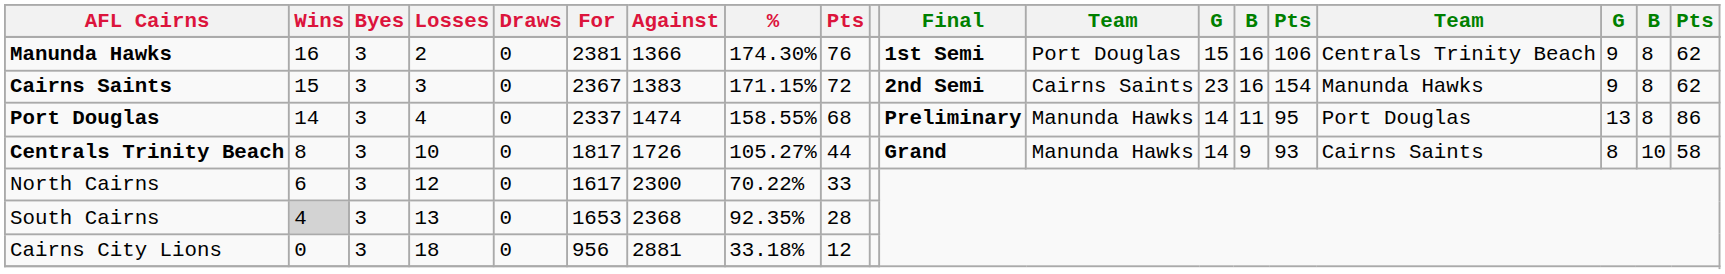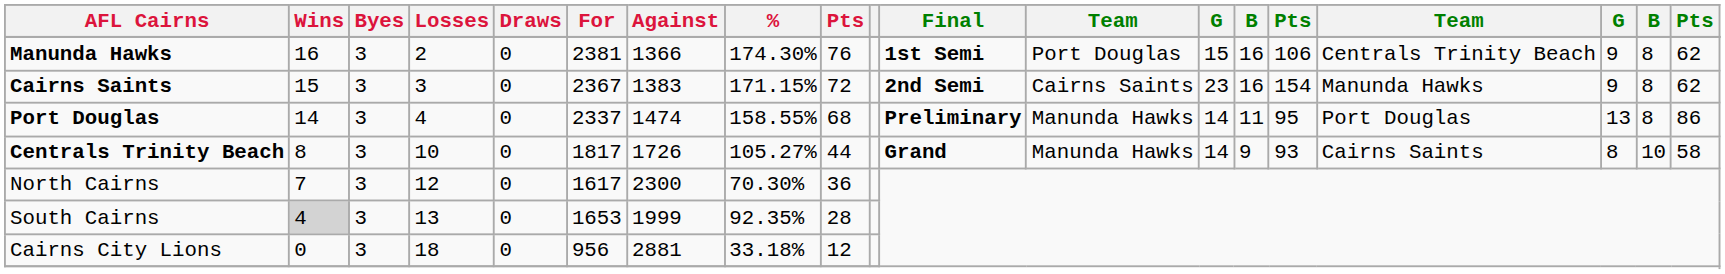(301, 185) 6 -> (301, 185) 7
(767, 185) 70.22% -> (767, 185) 70.30%
(839, 185) 33 -> (839, 185) 36
(657, 218) 2368 -> (657, 218) 1999
